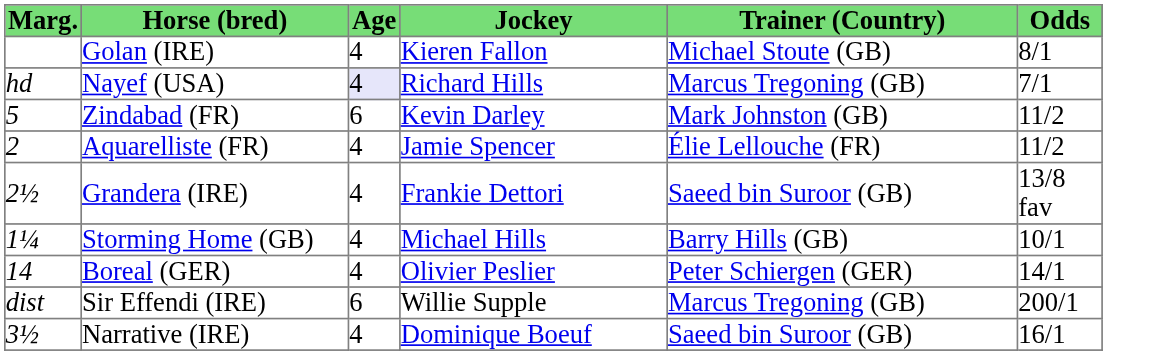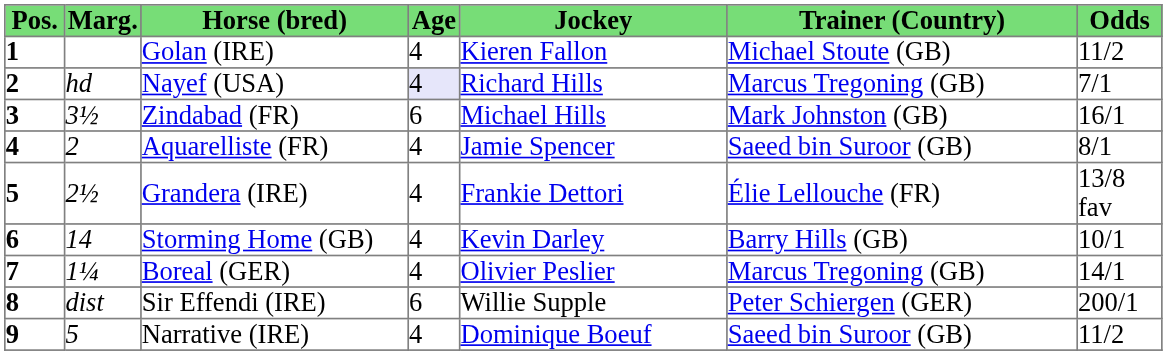+ column: (35, 20)
(1035, 51) 8/1 -> (1101, 51) 11/2
(12, 114) 5 -> (82, 114) 3½
(473, 114) Kevin Darley -> (533, 114) Michael Hills
(1041, 114) 11/2 -> (1102, 114) 16/1
(774, 146) Élie Lellouche (FR) -> (850, 146) Saeed bin Suroor (GB)
(1041, 146) 11/2 -> (1095, 146) 8/1
(790, 192) Saeed bin Suroor (GB) -> (834, 192) Élie Lellouche (FR)
(22, 239) 1¼ -> (79, 239) 14
(473, 239) Michael Hills -> (532, 239) Kevin Darley
(19, 270) 14 -> (82, 270) 1¼
(790, 270) Peter Schiergen (GER) -> (856, 270) Marcus Tregoning (GB)
(796, 302) Marcus Tregoning (GB) -> (850, 302) Peter Schiergen (GER)
(22, 334) 3½ -> (72, 334) 5
(1042, 334) 16/1 -> (1101, 334) 11/2
